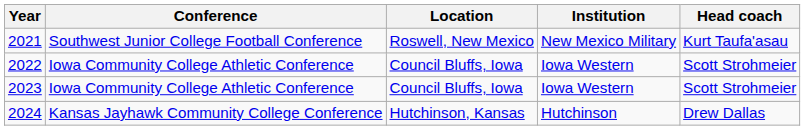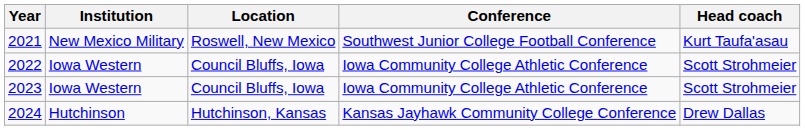columns swapped: (609, 16) <-> (216, 16)
